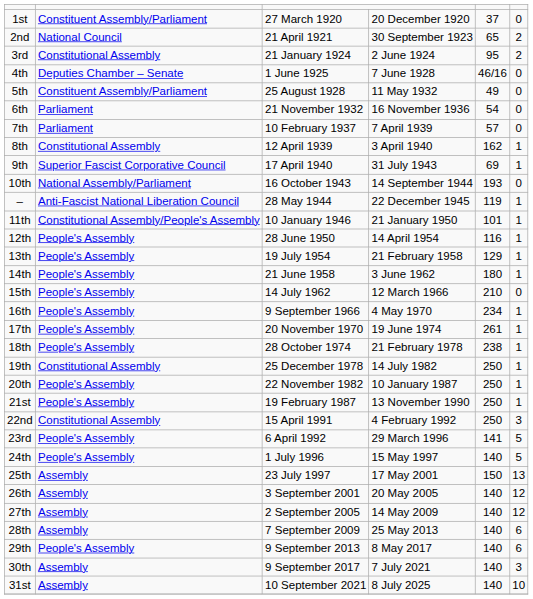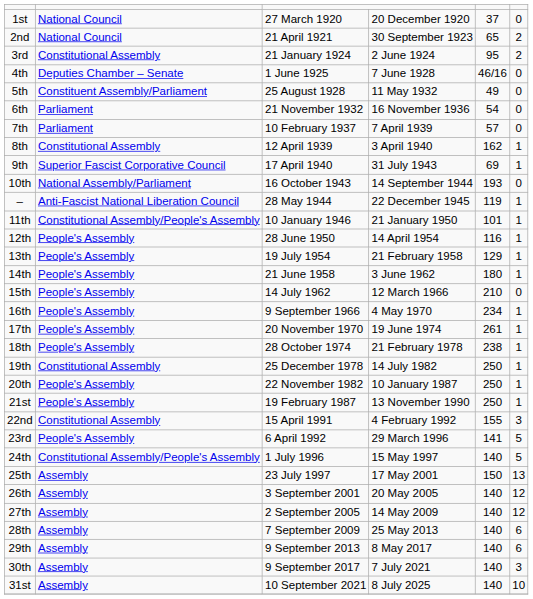(122, 18) Constituent Assembly/Parliament -> (80, 18) National Council
(493, 420) 250 -> (493, 420) 155
(86, 457) People's Assembly -> (149, 457) Constitutional Assembly/People's Assembly
(86, 548) People's Assembly -> (63, 548) Assembly
